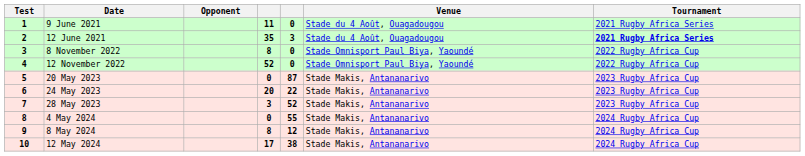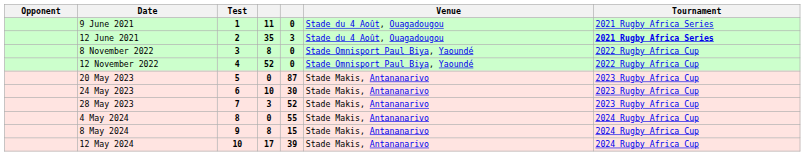columns swapped: (24, 11) <-> (221, 11)
(269, 91) 20 -> (269, 91) 10
(292, 91) 22 -> (292, 91) 30
(292, 131) 12 -> (292, 131) 15
(292, 144) 38 -> (292, 144) 39
